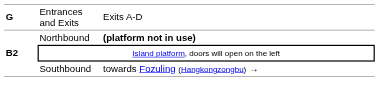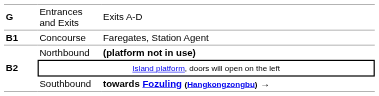+ row: (63, 37)
(181, 69) normal -> (186, 84) bold
